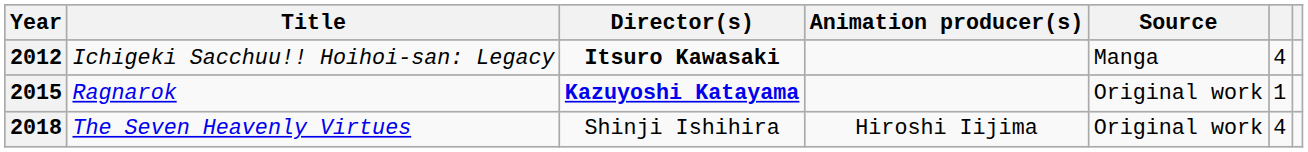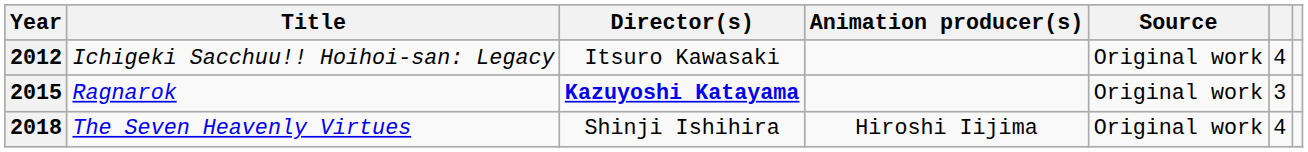(682, 58) bold -> (682, 58) normal
(1126, 58) Manga -> (1178, 58) Original work
(1280, 93) 1 -> (1280, 93) 3
